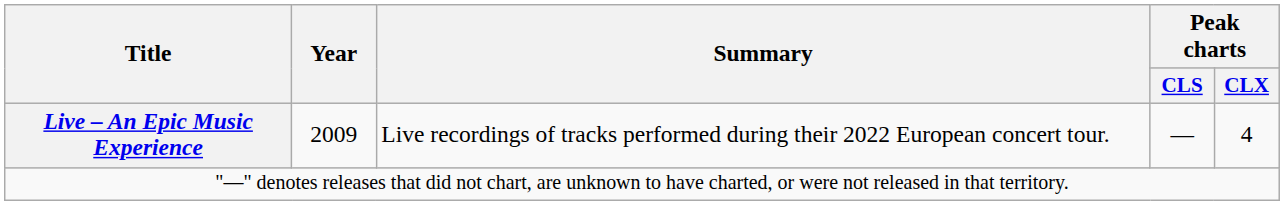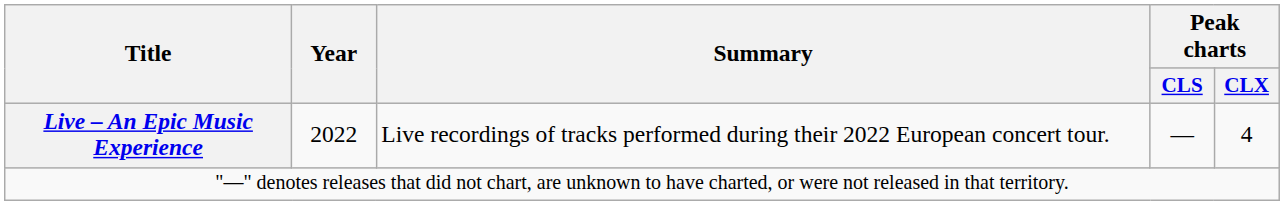(334, 135) 2009 -> (334, 135) 2022
